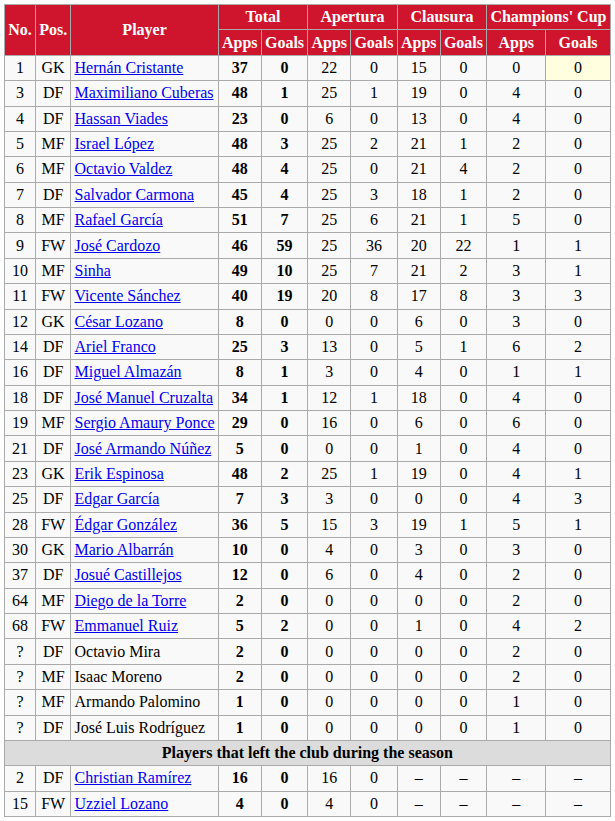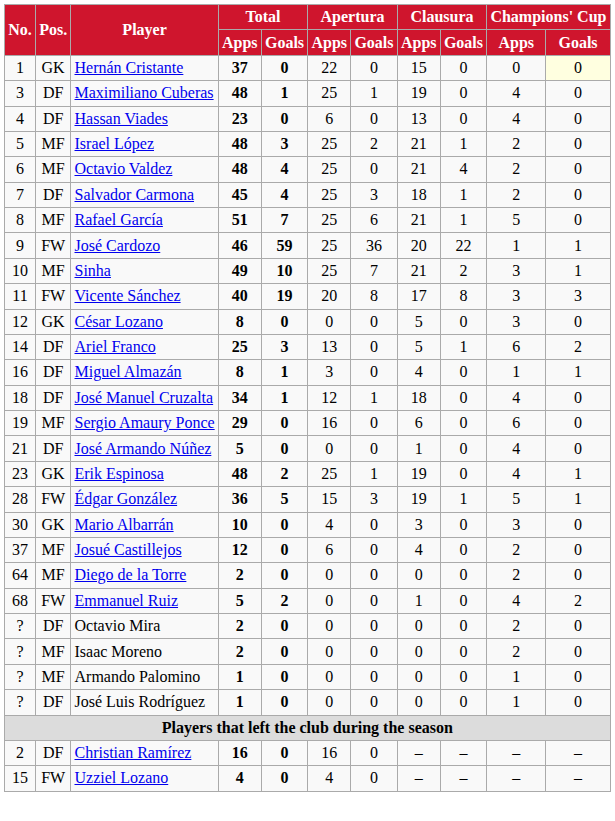(419, 321) 6 -> (419, 321) 5
- row: (117, 499)
(53, 575) DF -> (53, 550) MF
